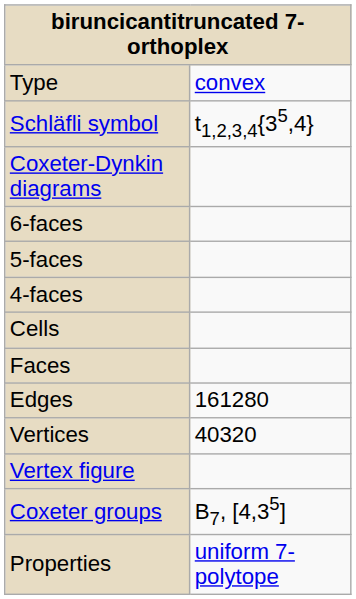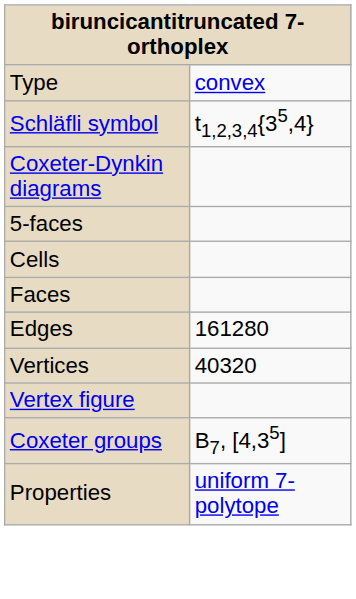- row: (46, 223)
- row: (46, 294)
